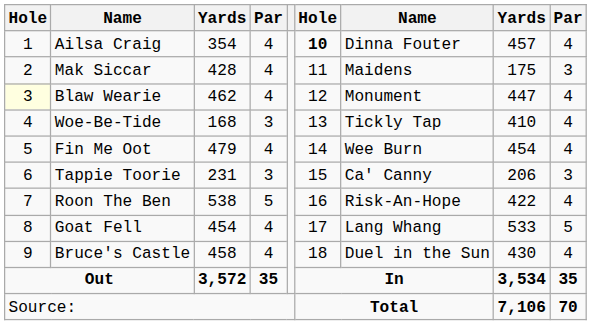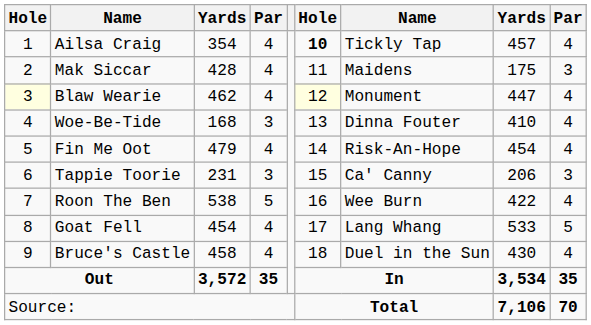(403, 44) Dinna Fouter -> (393, 44) Tickly Tap
(318, 97) no background -> (318, 97) lightyellow background
(393, 123) Tickly Tap -> (403, 123) Dinna Fouter
(383, 149) Wee Burn -> (403, 149) Risk-An-Hope
(403, 202) Risk-An-Hope -> (383, 202) Wee Burn
